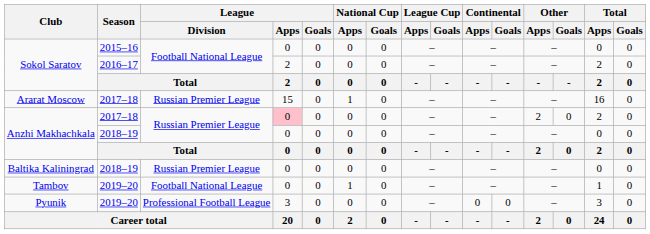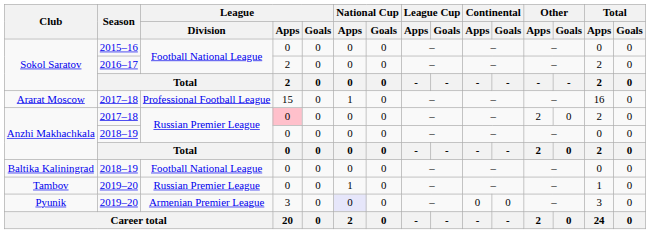(207, 99) Russian Premier League -> (207, 99) Professional Football League
(207, 168) Russian Premier League -> (207, 168) Football National League
(207, 185) Football National League -> (207, 185) Russian Premier League
(207, 202) Professional Football League -> (207, 202) Armenian Premier League
(350, 202) no background -> (350, 202) lavender background
